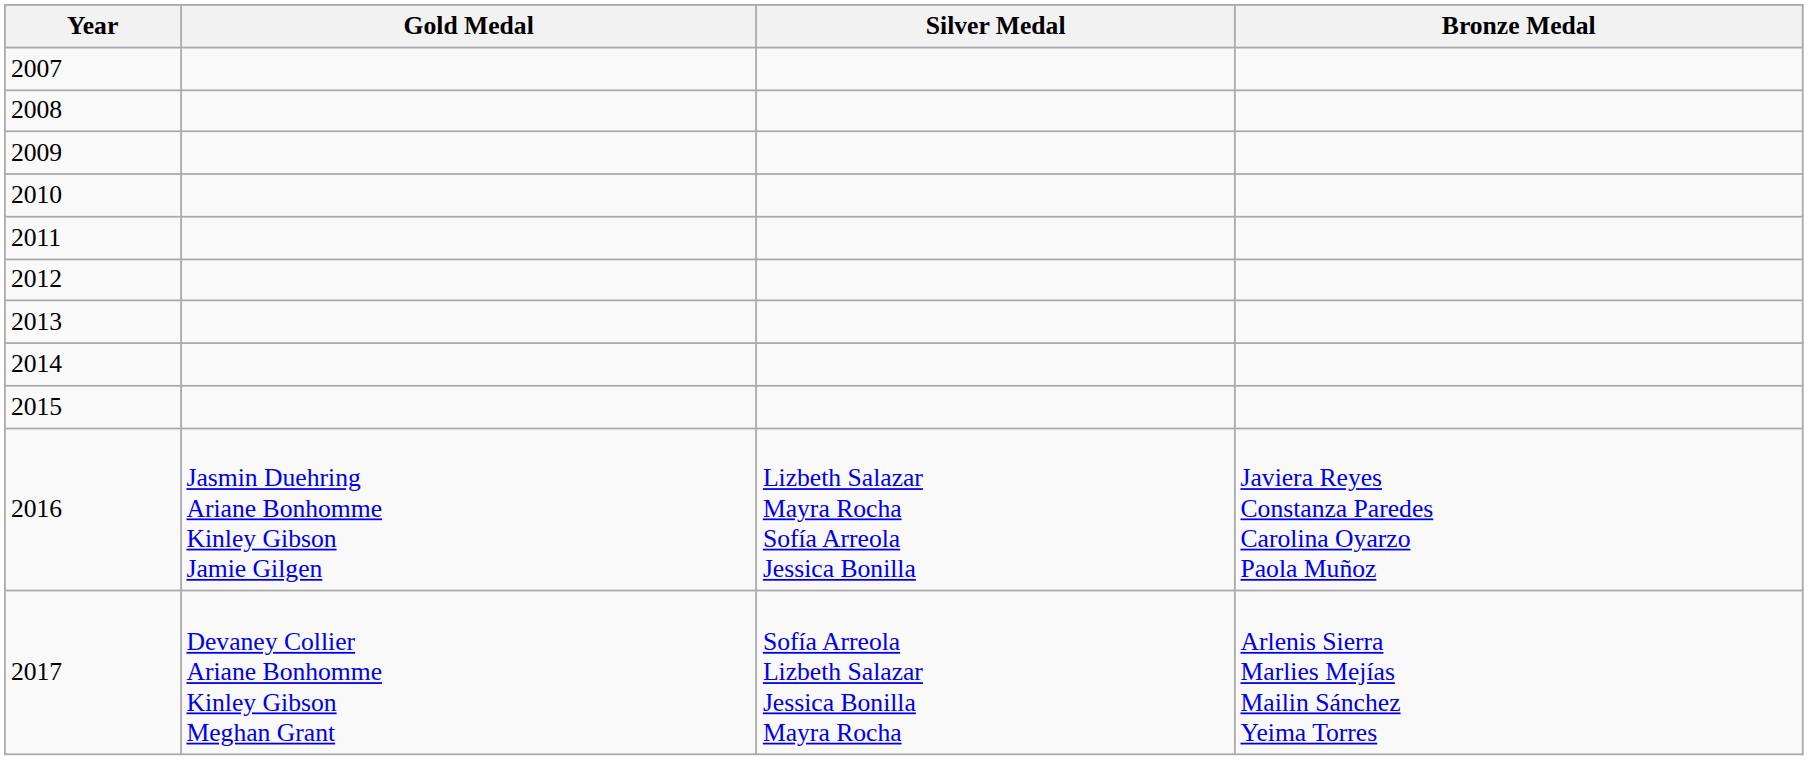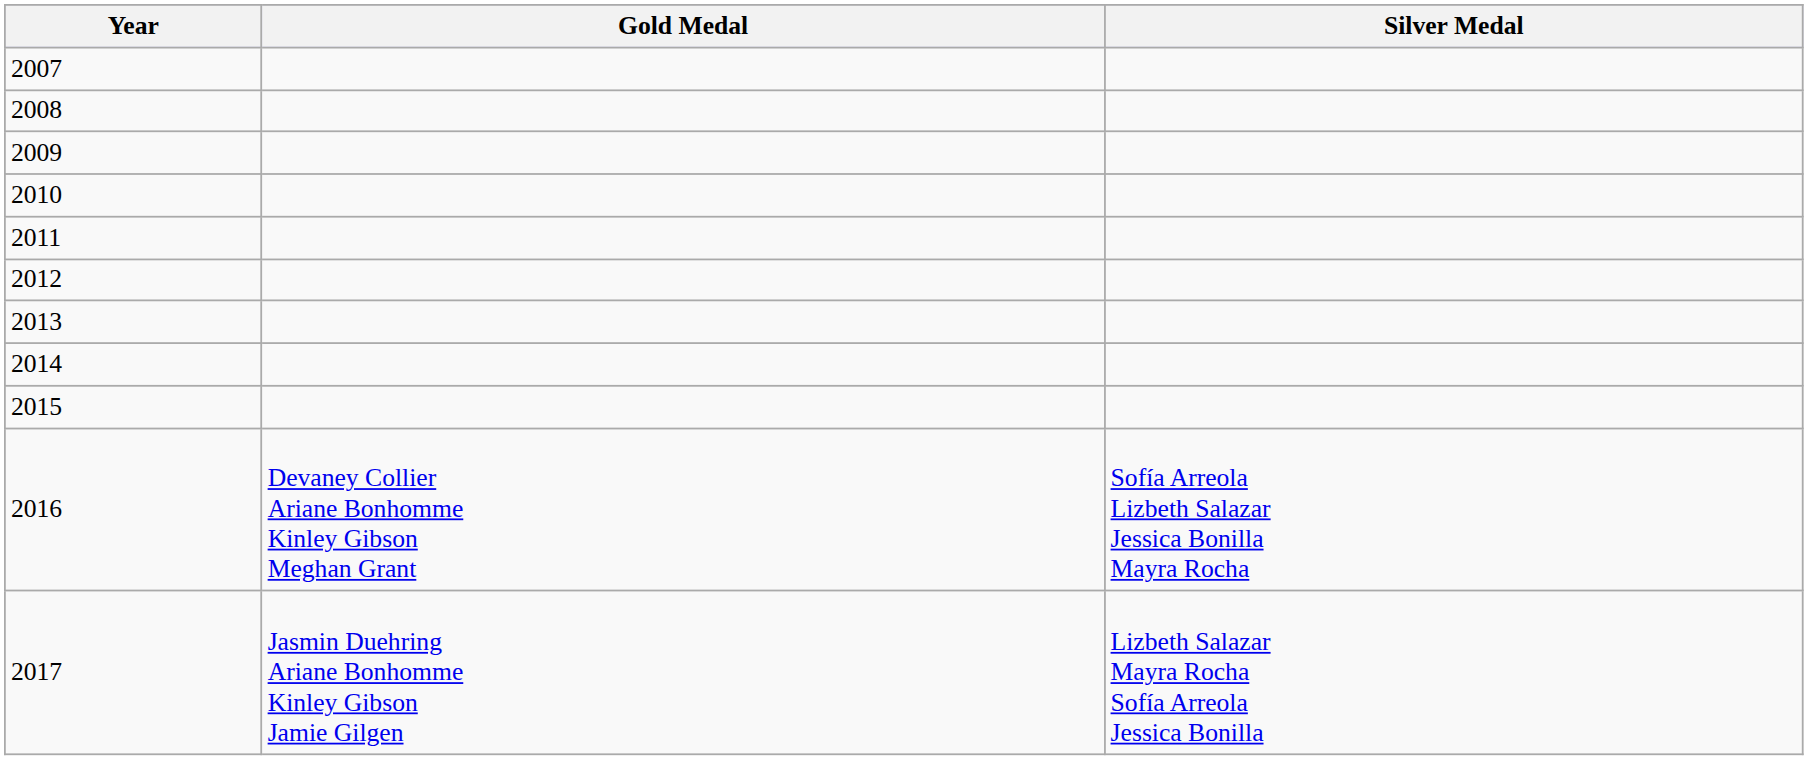- column: (1519, 26)
(284, 524) Jasmin Duehring Ariane Bonhomme Kinley Gibson Jamie Gilgen -> (365, 524) Devaney Collier Ariane Bonhomme Kinley Gibson Meghan Grant
(843, 524) Lizbeth Salazar Mayra Rocha Sofía Arreola Jessica Bonilla -> (1191, 524) Sofía Arreola Lizbeth Salazar Jessica Bonilla Mayra Rocha
(284, 687) Devaney Collier Ariane Bonhomme Kinley Gibson Meghan Grant -> (365, 687) Jasmin Duehring Ariane Bonhomme Kinley Gibson Jamie Gilgen
(843, 687) Sofía Arreola Lizbeth Salazar Jessica Bonilla Mayra Rocha -> (1191, 687) Lizbeth Salazar Mayra Rocha Sofía Arreola Jessica Bonilla
